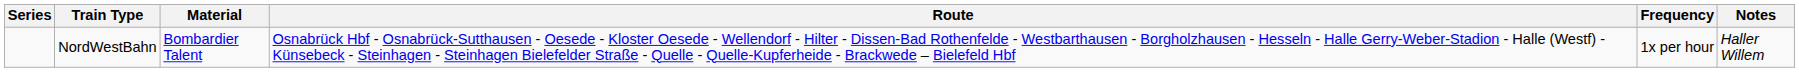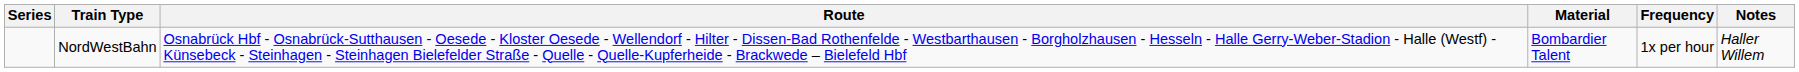columns swapped: (953, 16) <-> (215, 16)
